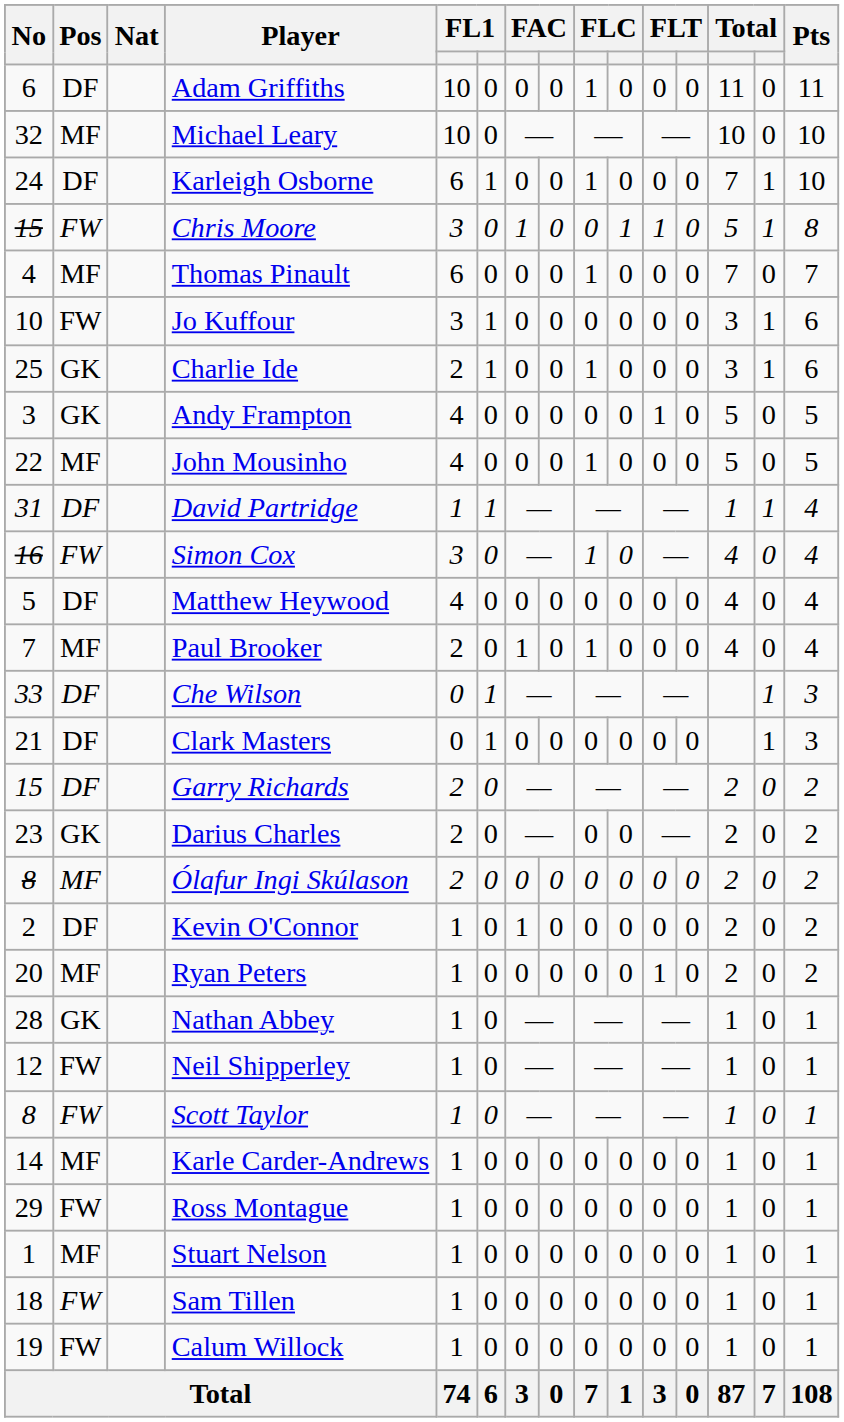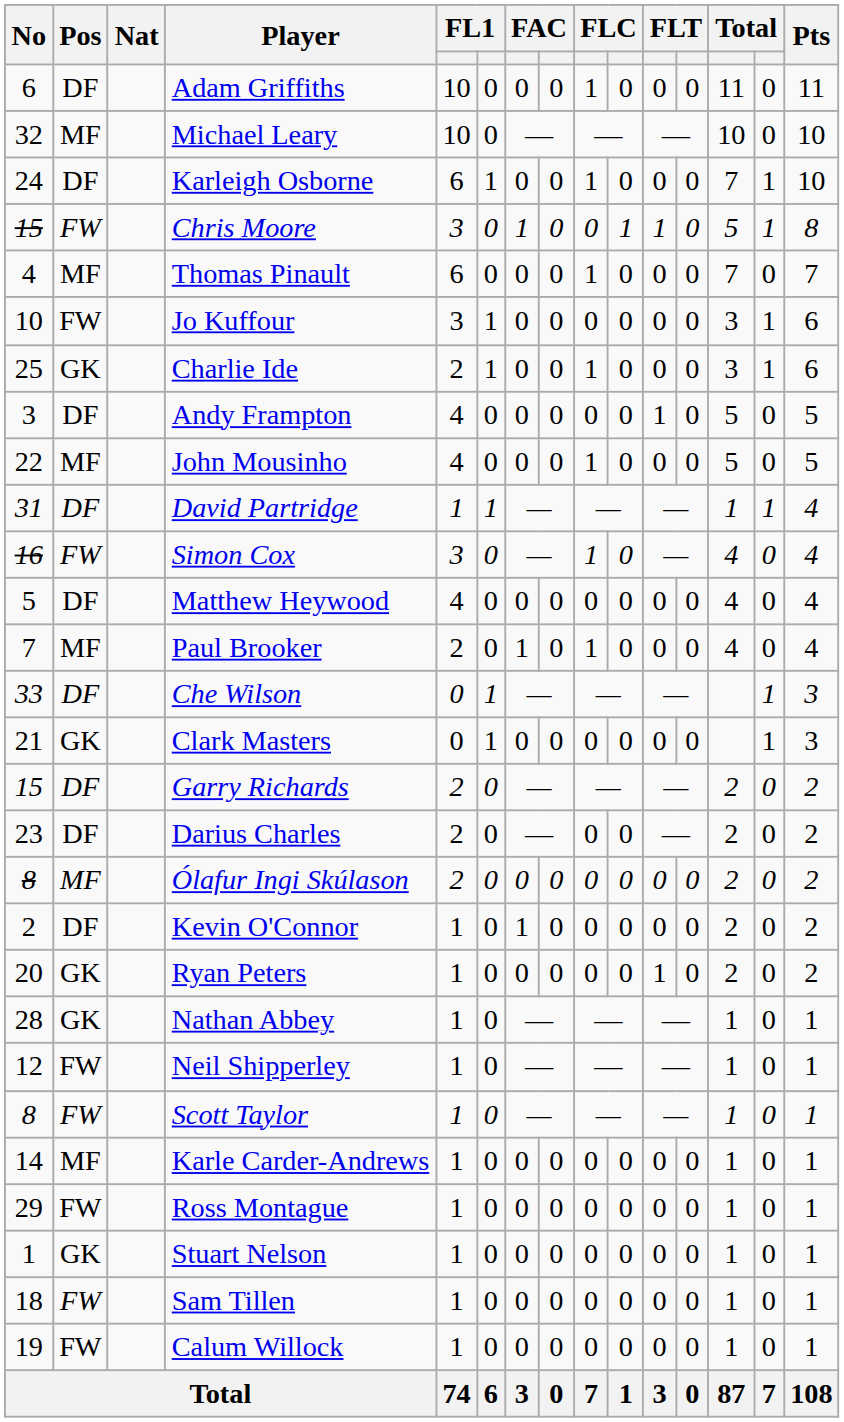(80, 414) GK -> (80, 414) DF
(80, 740) DF -> (80, 740) GK
(80, 833) GK -> (80, 833) DF
(80, 973) MF -> (80, 973) GK
(80, 1253) MF -> (80, 1253) GK
